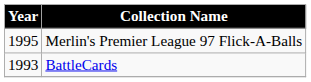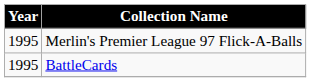(23, 64) 1993 -> (23, 64) 1995
